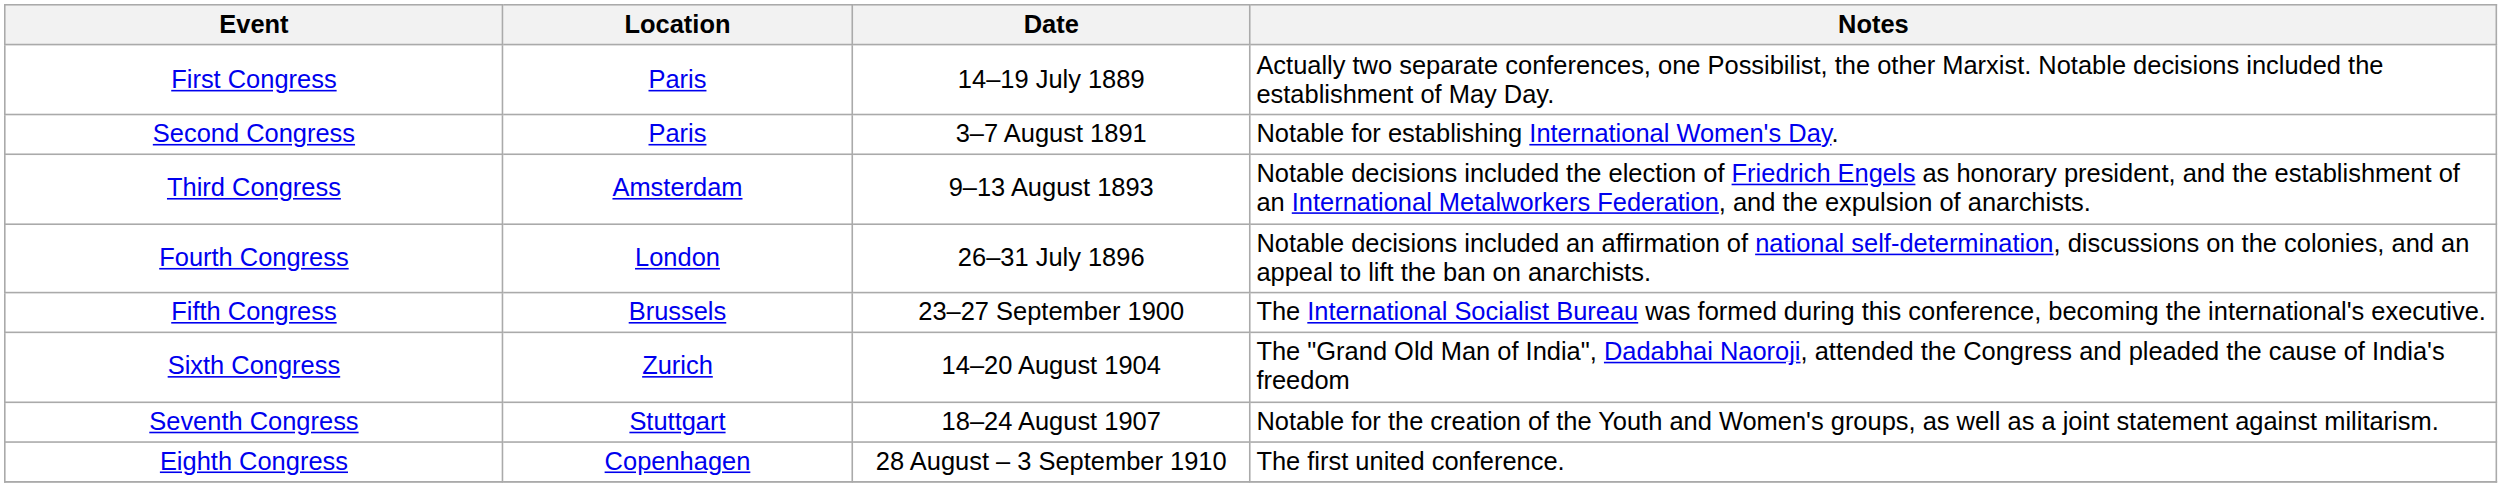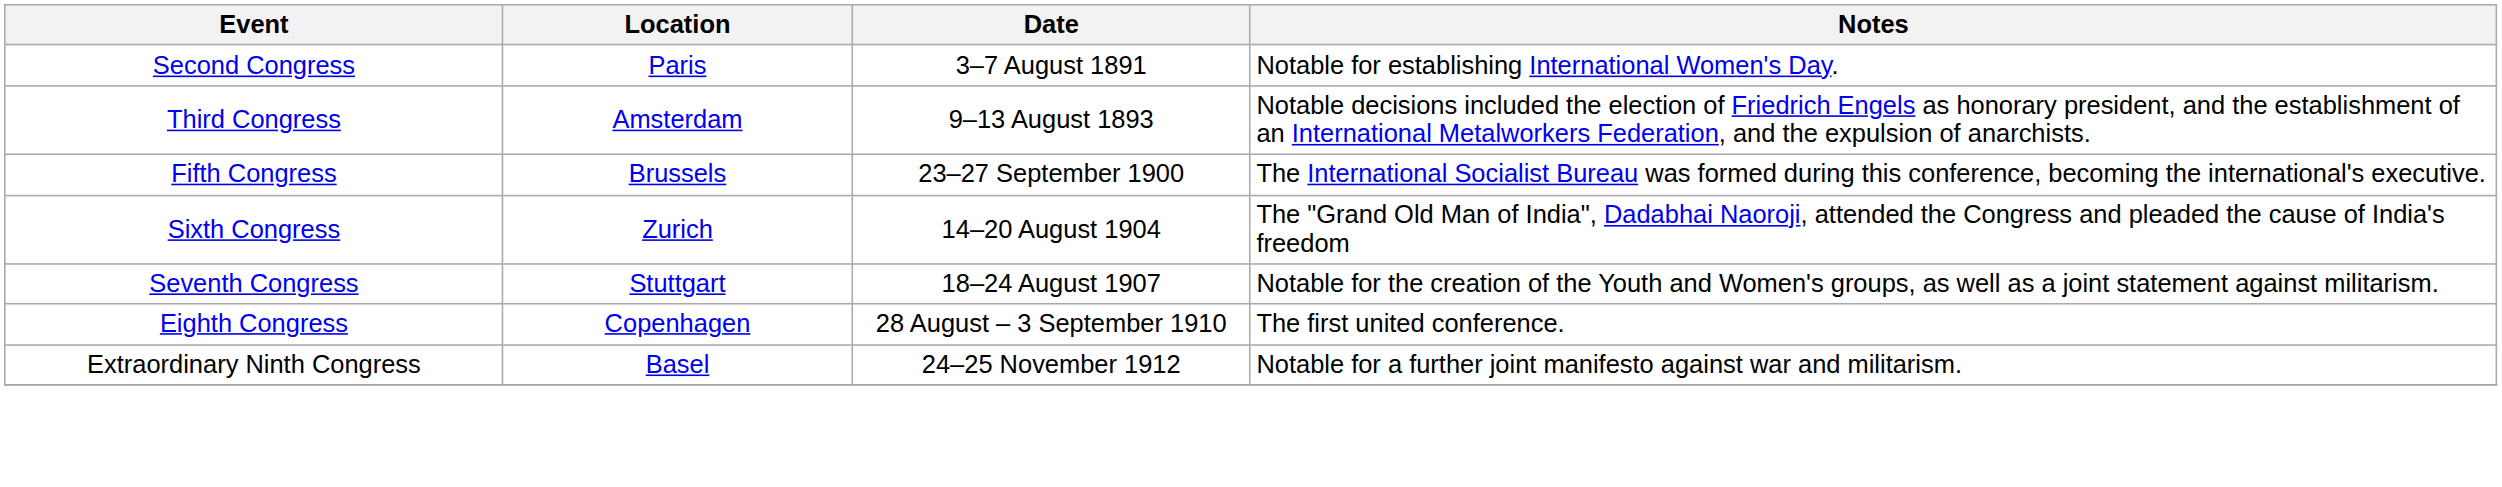- row: (254, 79)
- row: (254, 257)
+ row: (254, 364)
